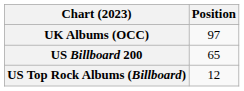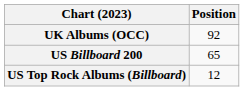(214, 34) 97 -> (214, 34) 92
